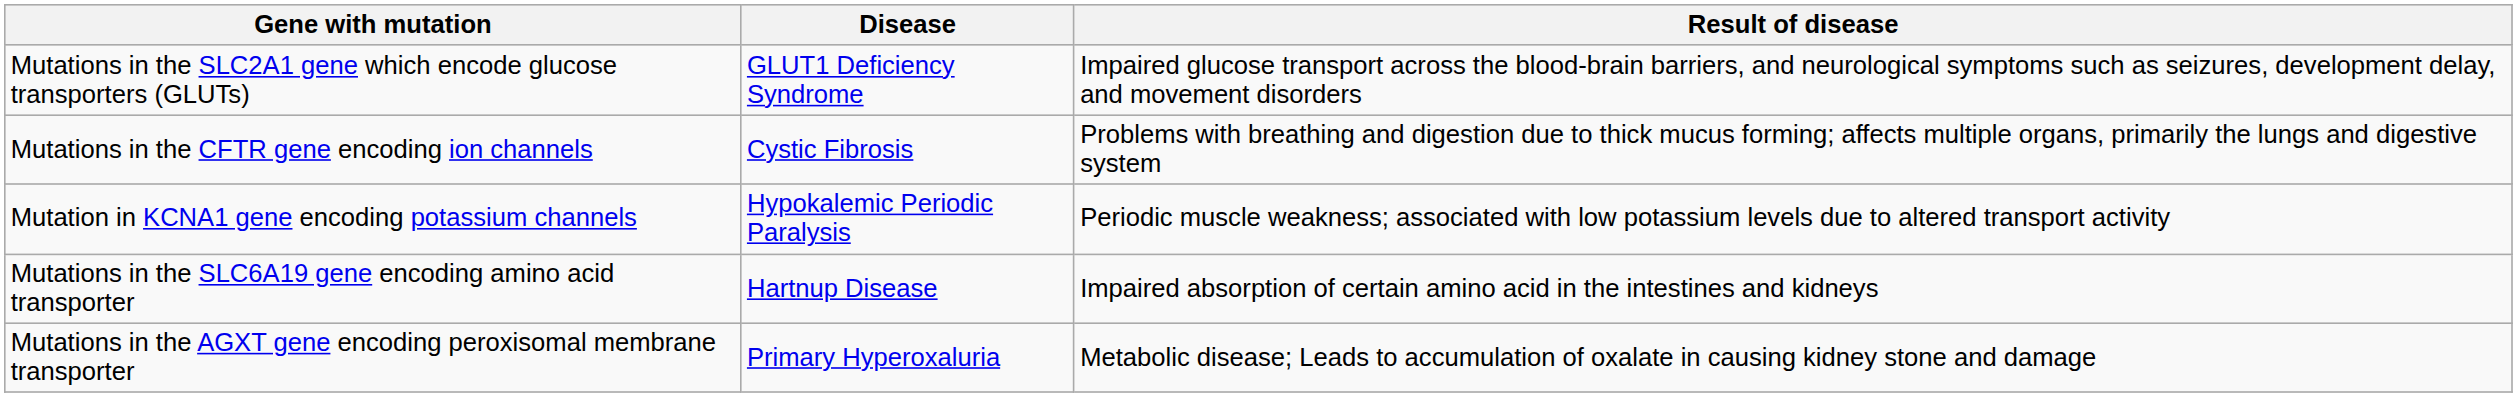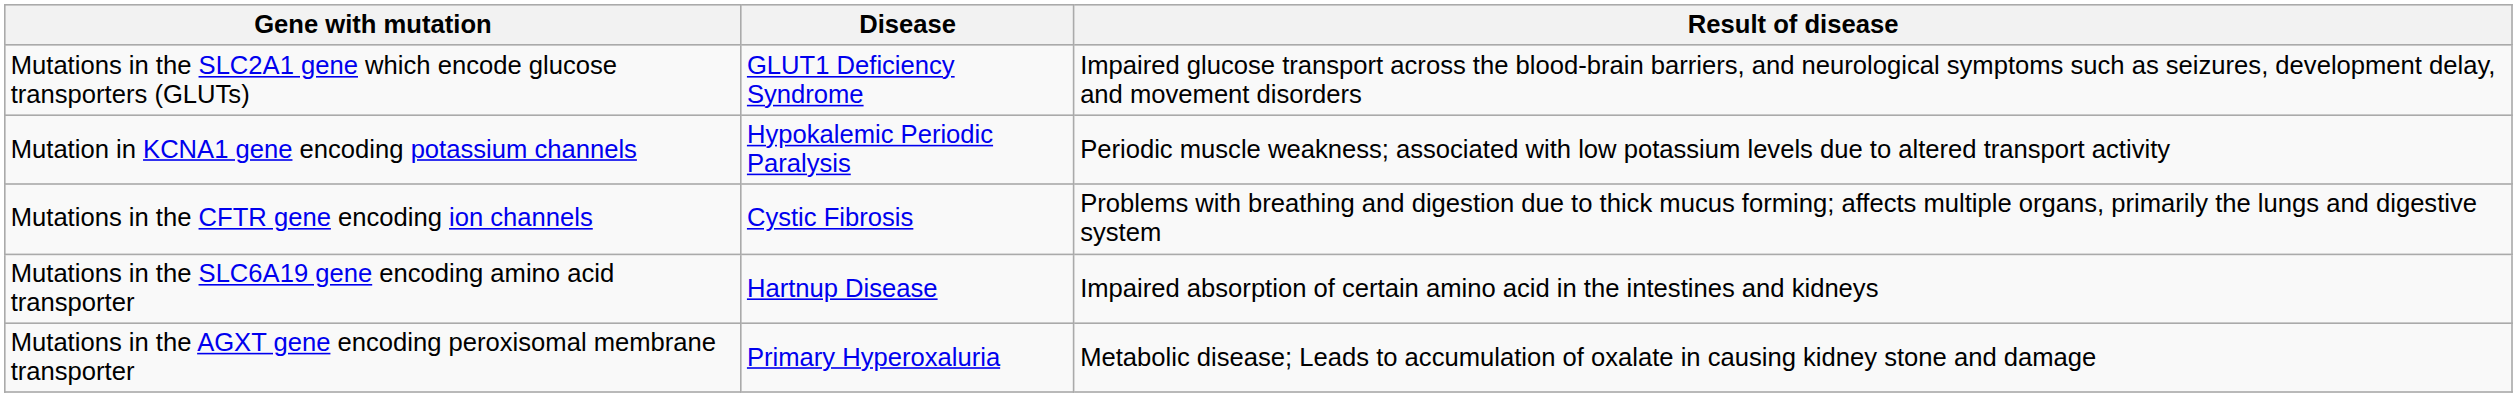rows swapped: (302, 149) <-> (324, 218)
